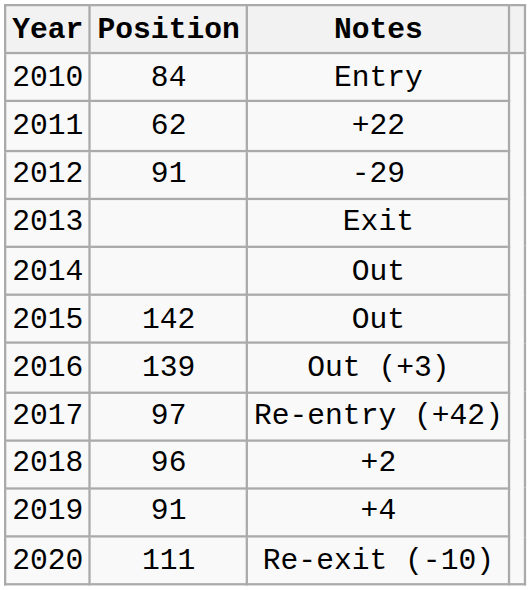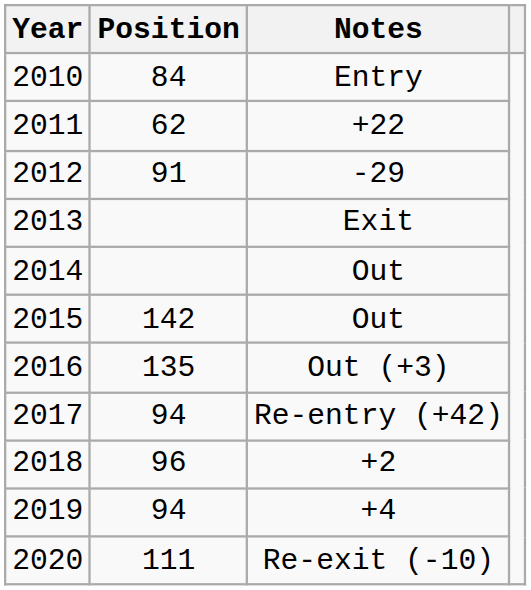(169, 367) 139 -> (169, 367) 135
(169, 416) 97 -> (169, 416) 94
(169, 512) 91 -> (169, 512) 94
